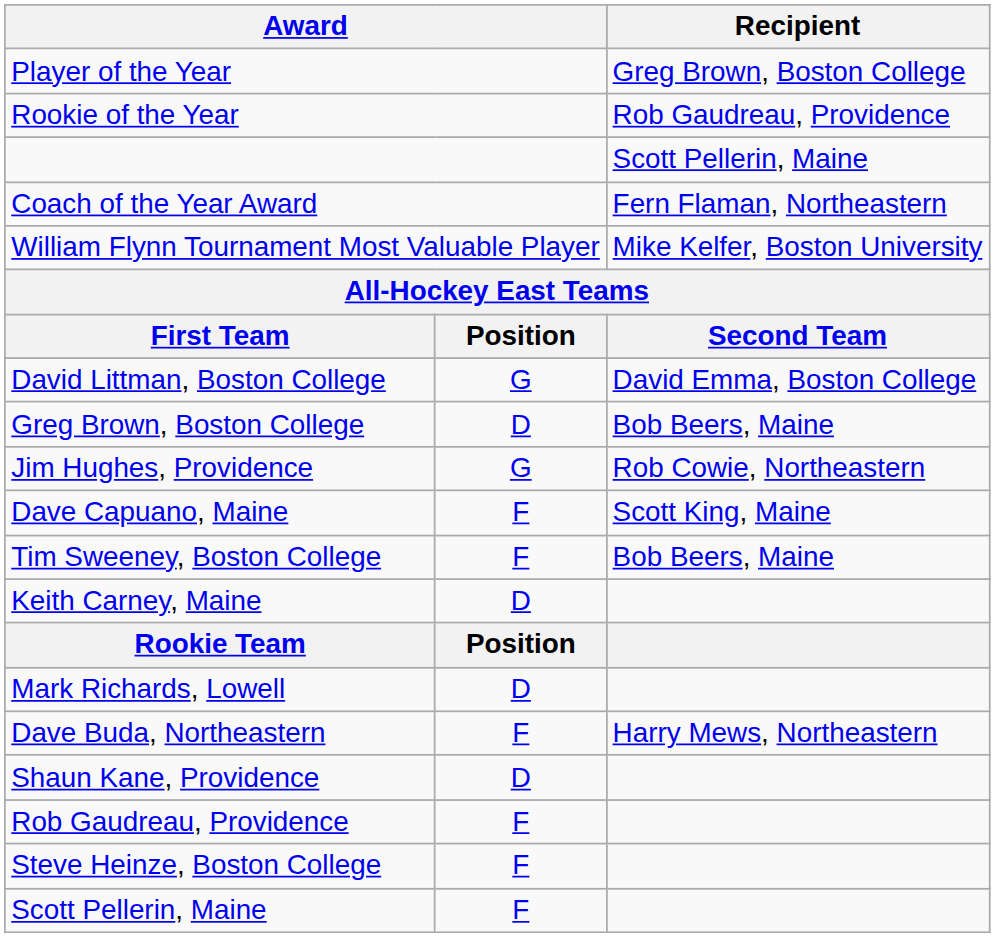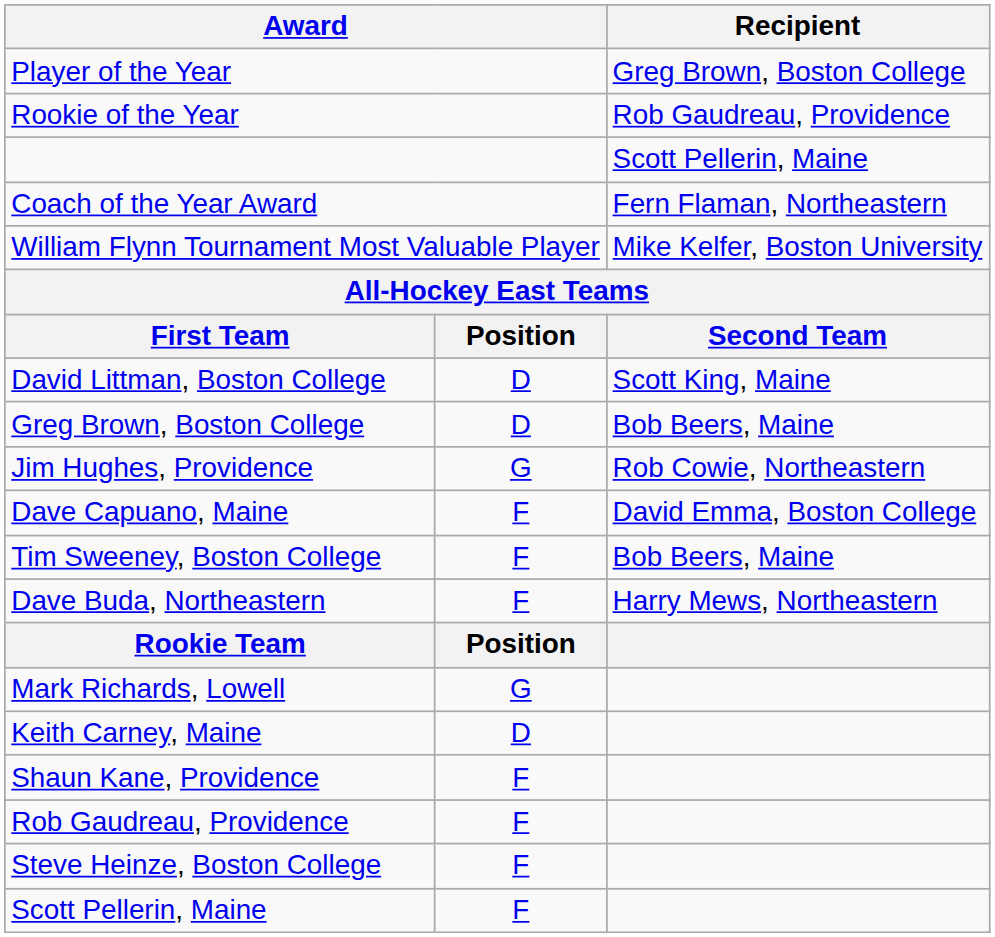(521, 379) G -> (521, 379) D
(794, 379) David Emma, Boston College -> (722, 379) Scott King, Maine
(722, 512) Scott King, Maine -> (794, 512) David Emma, Boston College
rows swapped: (168, 733) <-> (136, 600)
(521, 688) D -> (521, 688) G
(521, 777) D -> (521, 777) F
